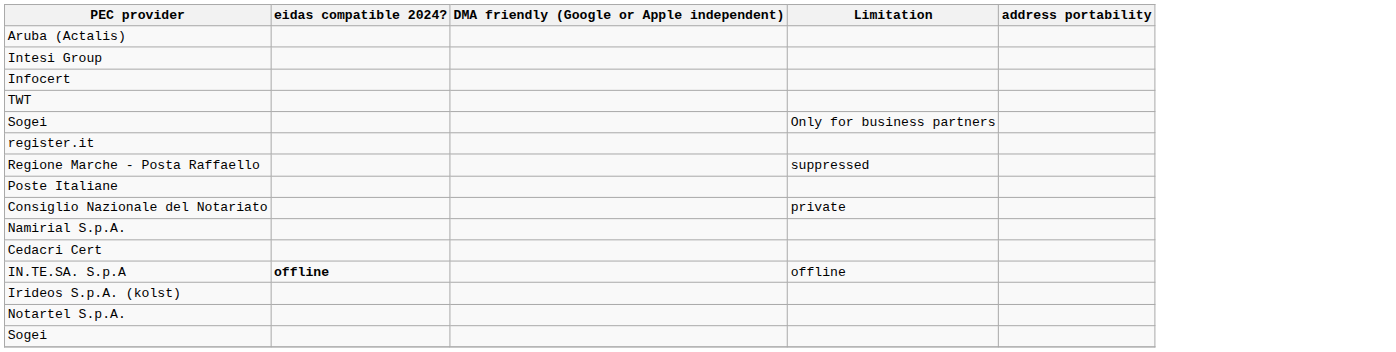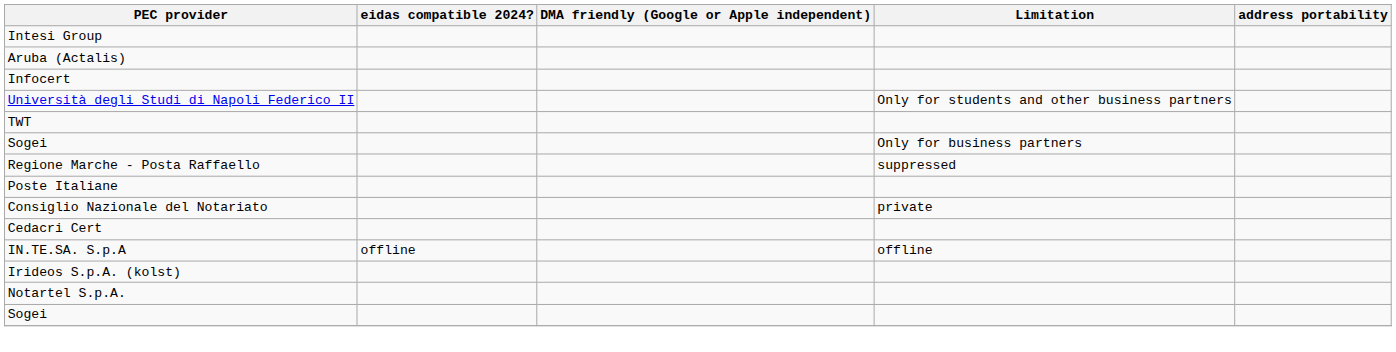rows swapped: (55, 58) <-> (67, 37)
+ row: (181, 101)
- row: (51, 144)
- row: (67, 229)
(301, 272) bold -> (388, 251) normal
